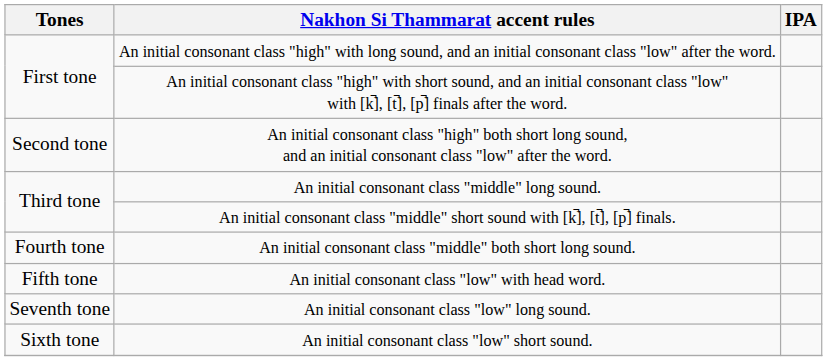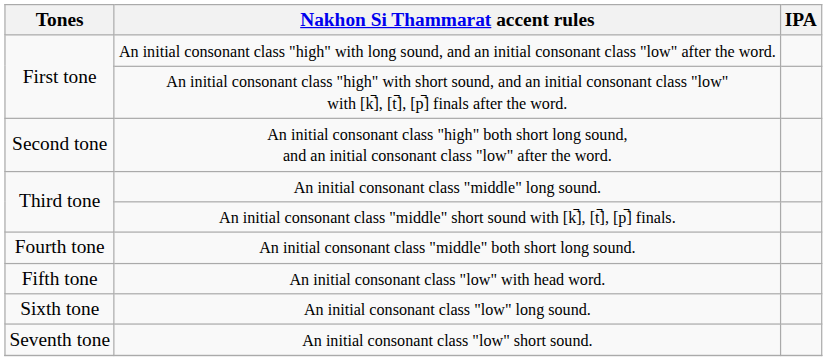(60, 309) Seventh tone -> (60, 309) Sixth tone
(60, 339) Sixth tone -> (60, 339) Seventh tone
